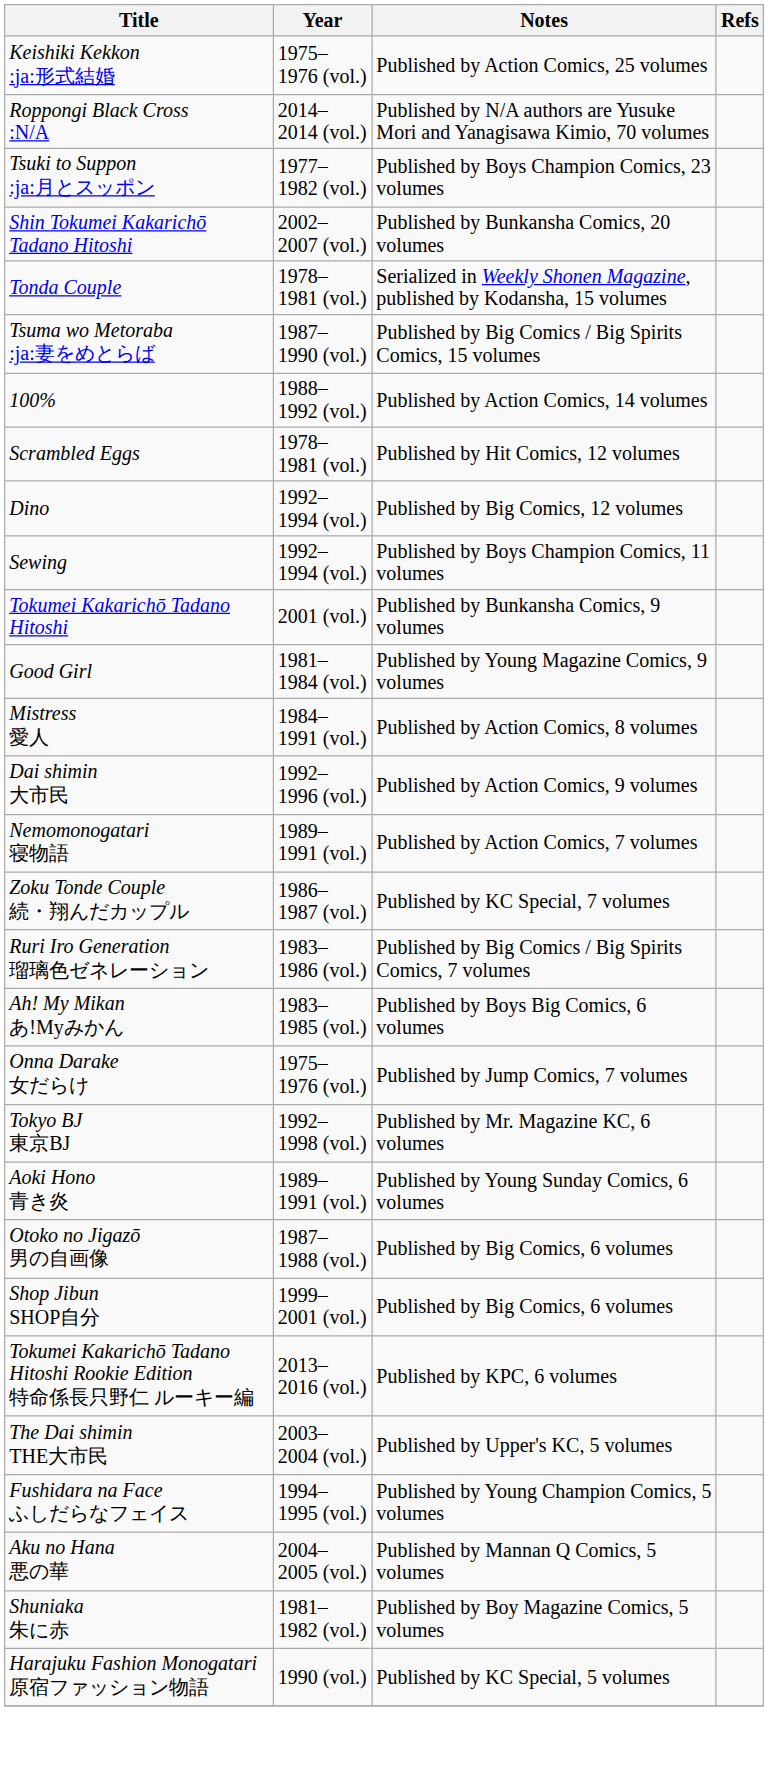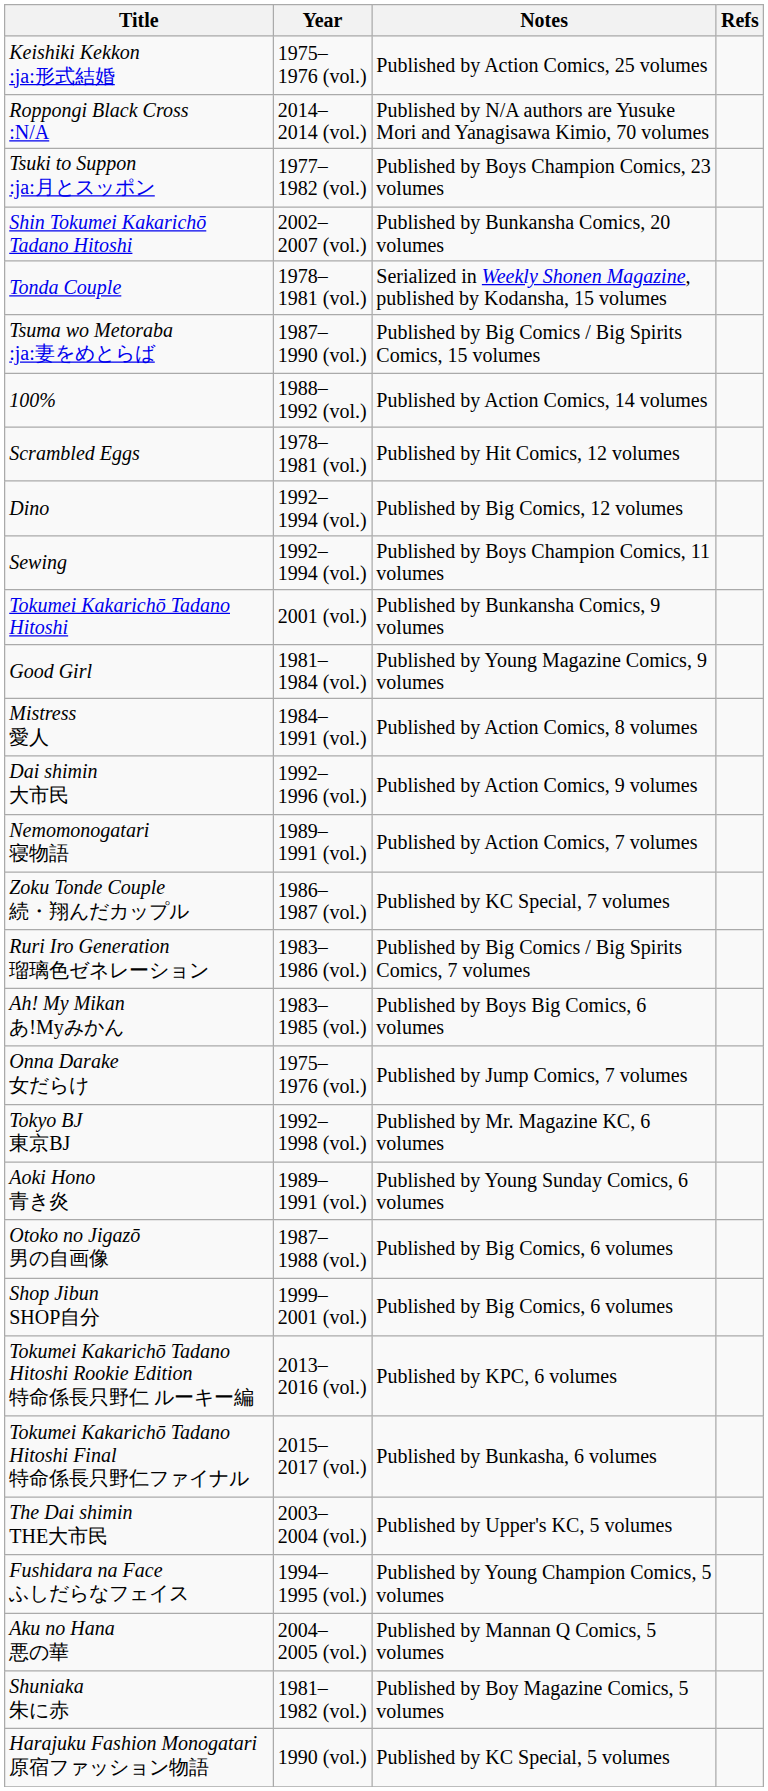+ row: (129, 1455)
